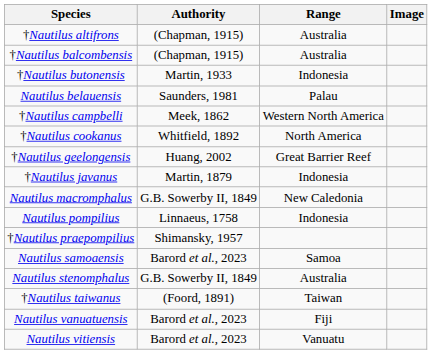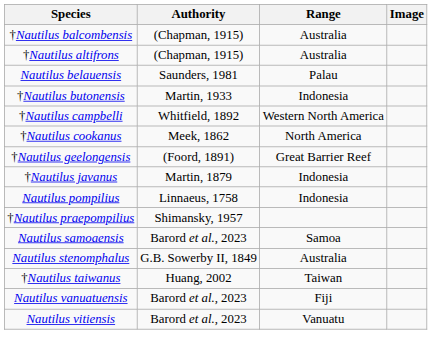rows swapped: (71, 34) <-> (71, 55)
rows swapped: (71, 95) <-> (71, 75)
(198, 116) Meek, 1862 -> (199, 116) Whitfield, 1892
(199, 136) Whitfield, 1892 -> (198, 136) Meek, 1862
(198, 156) Huang, 2002 -> (199, 156) (Foord, 1891)
- row: (71, 197)
(199, 298) (Foord, 1891) -> (198, 278) Huang, 2002
